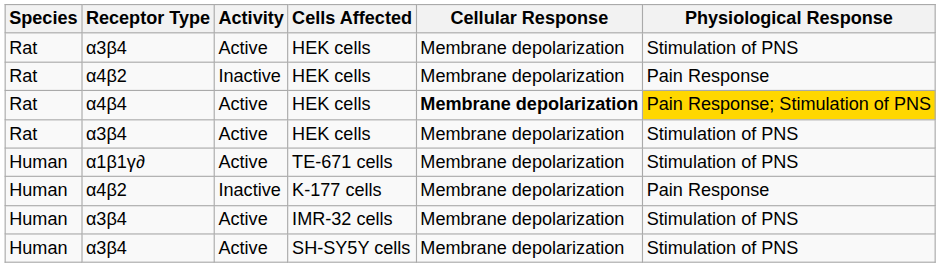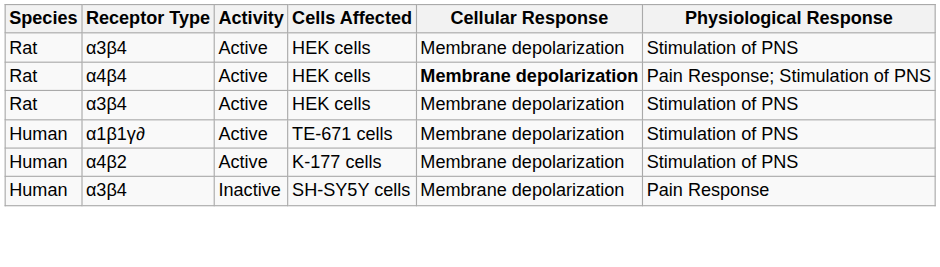- row: (106, 76)
(789, 104) gold background -> (789, 76) no background
(250, 190) Inactive -> (243, 162) Active
(708, 190) Pain Response -> (723, 162) Stimulation of PNS
- row: (106, 219)
(243, 248) Active -> (250, 190) Inactive
(723, 248) Stimulation of PNS -> (708, 190) Pain Response
